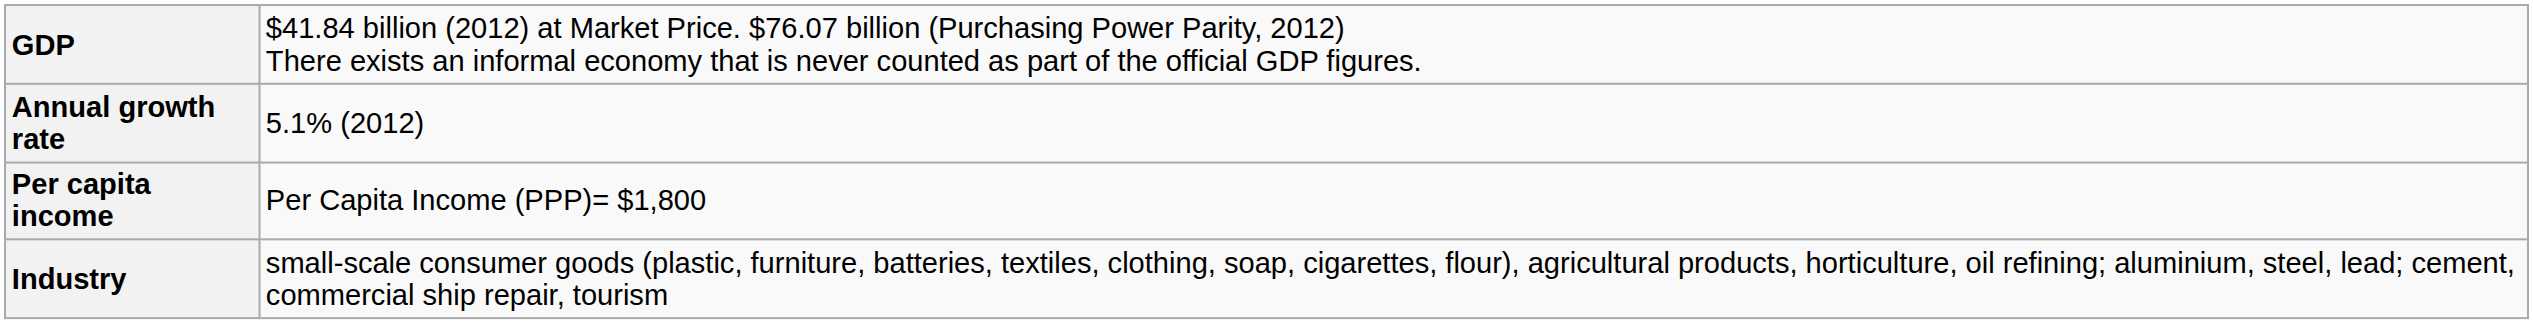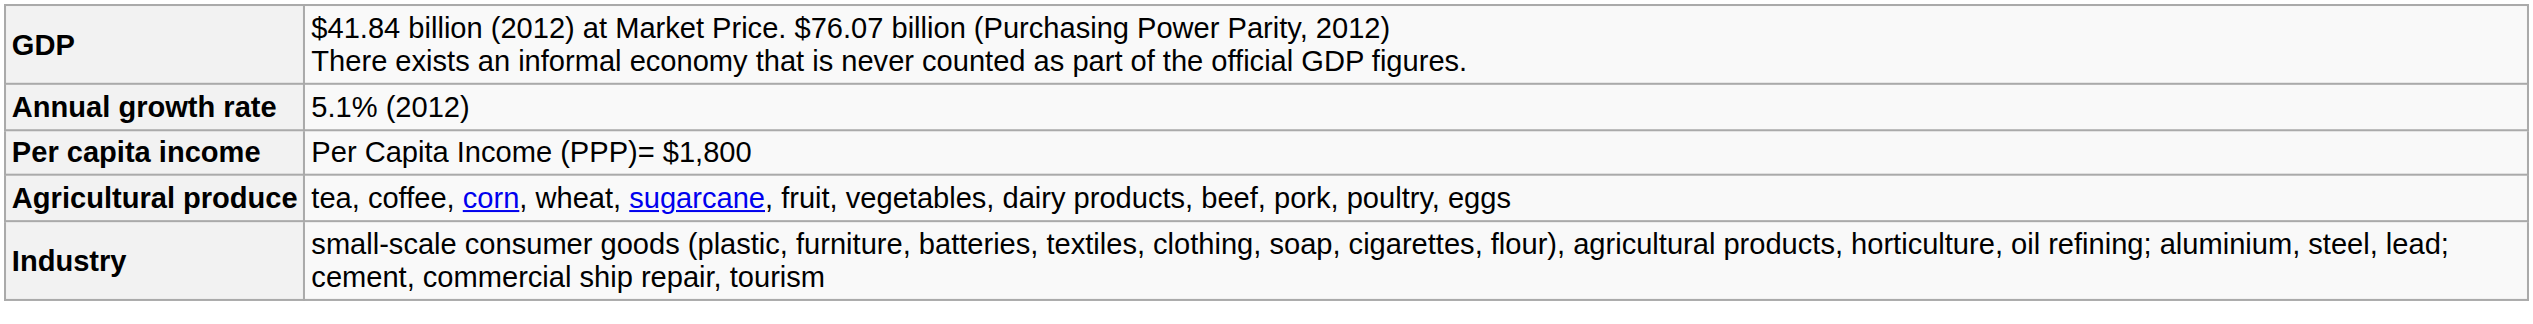+ row: (155, 199)
